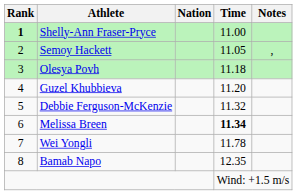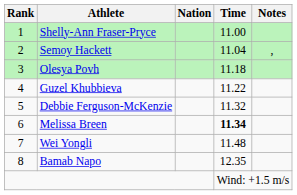(21, 32) bold -> (21, 32) normal
(233, 50) 11.05 -> (233, 50) 11.04
(233, 87) 11.20 -> (233, 87) 11.22
(233, 143) 11.78 -> (233, 143) 11.48
